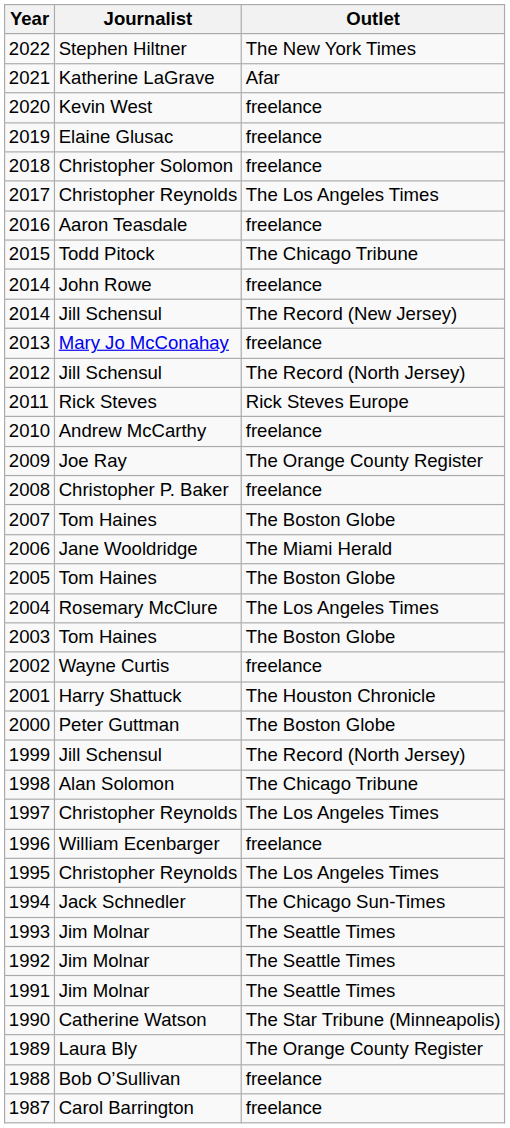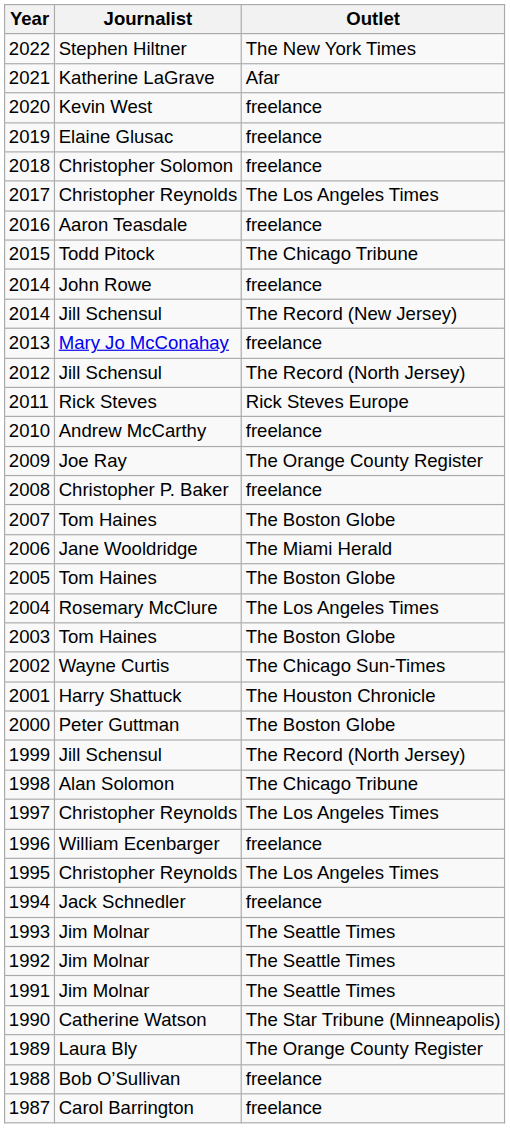(284, 666) freelance -> (345, 666) The Chicago Sun-Times
(345, 902) The Chicago Sun-Times -> (284, 902) freelance
